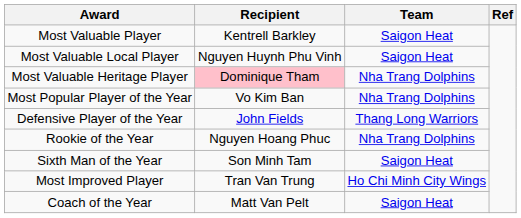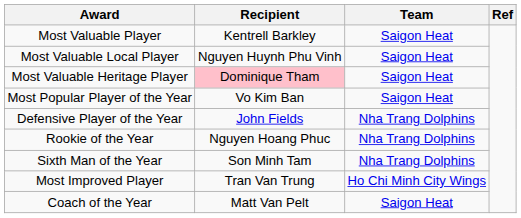(417, 77) Nha Trang Dolphins -> (417, 77) Saigon Heat
(417, 98) Nha Trang Dolphins -> (417, 98) Saigon Heat
(417, 118) Thang Long Warriors -> (417, 118) Nha Trang Dolphins
(417, 160) Saigon Heat -> (417, 160) Nha Trang Dolphins
